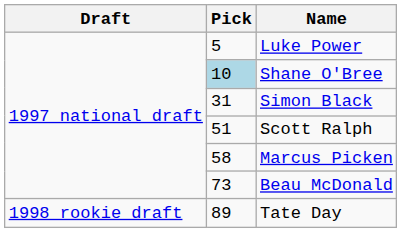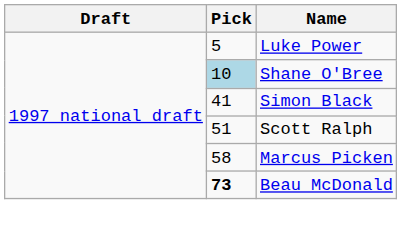(221, 102) 31 -> (221, 102) 41
(221, 185) normal -> (221, 185) bold
- row: (301, 213)
